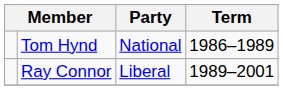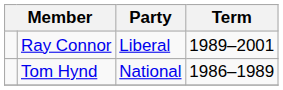rows swapped: (59, 44) <-> (66, 71)
